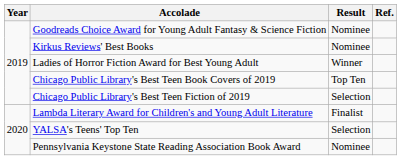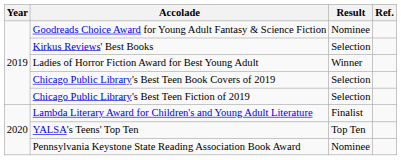(350, 46) Nominee -> (351, 46) Selection
(348, 79) Top Ten -> (351, 79) Selection
(351, 130) Selection -> (348, 130) Top Ten
